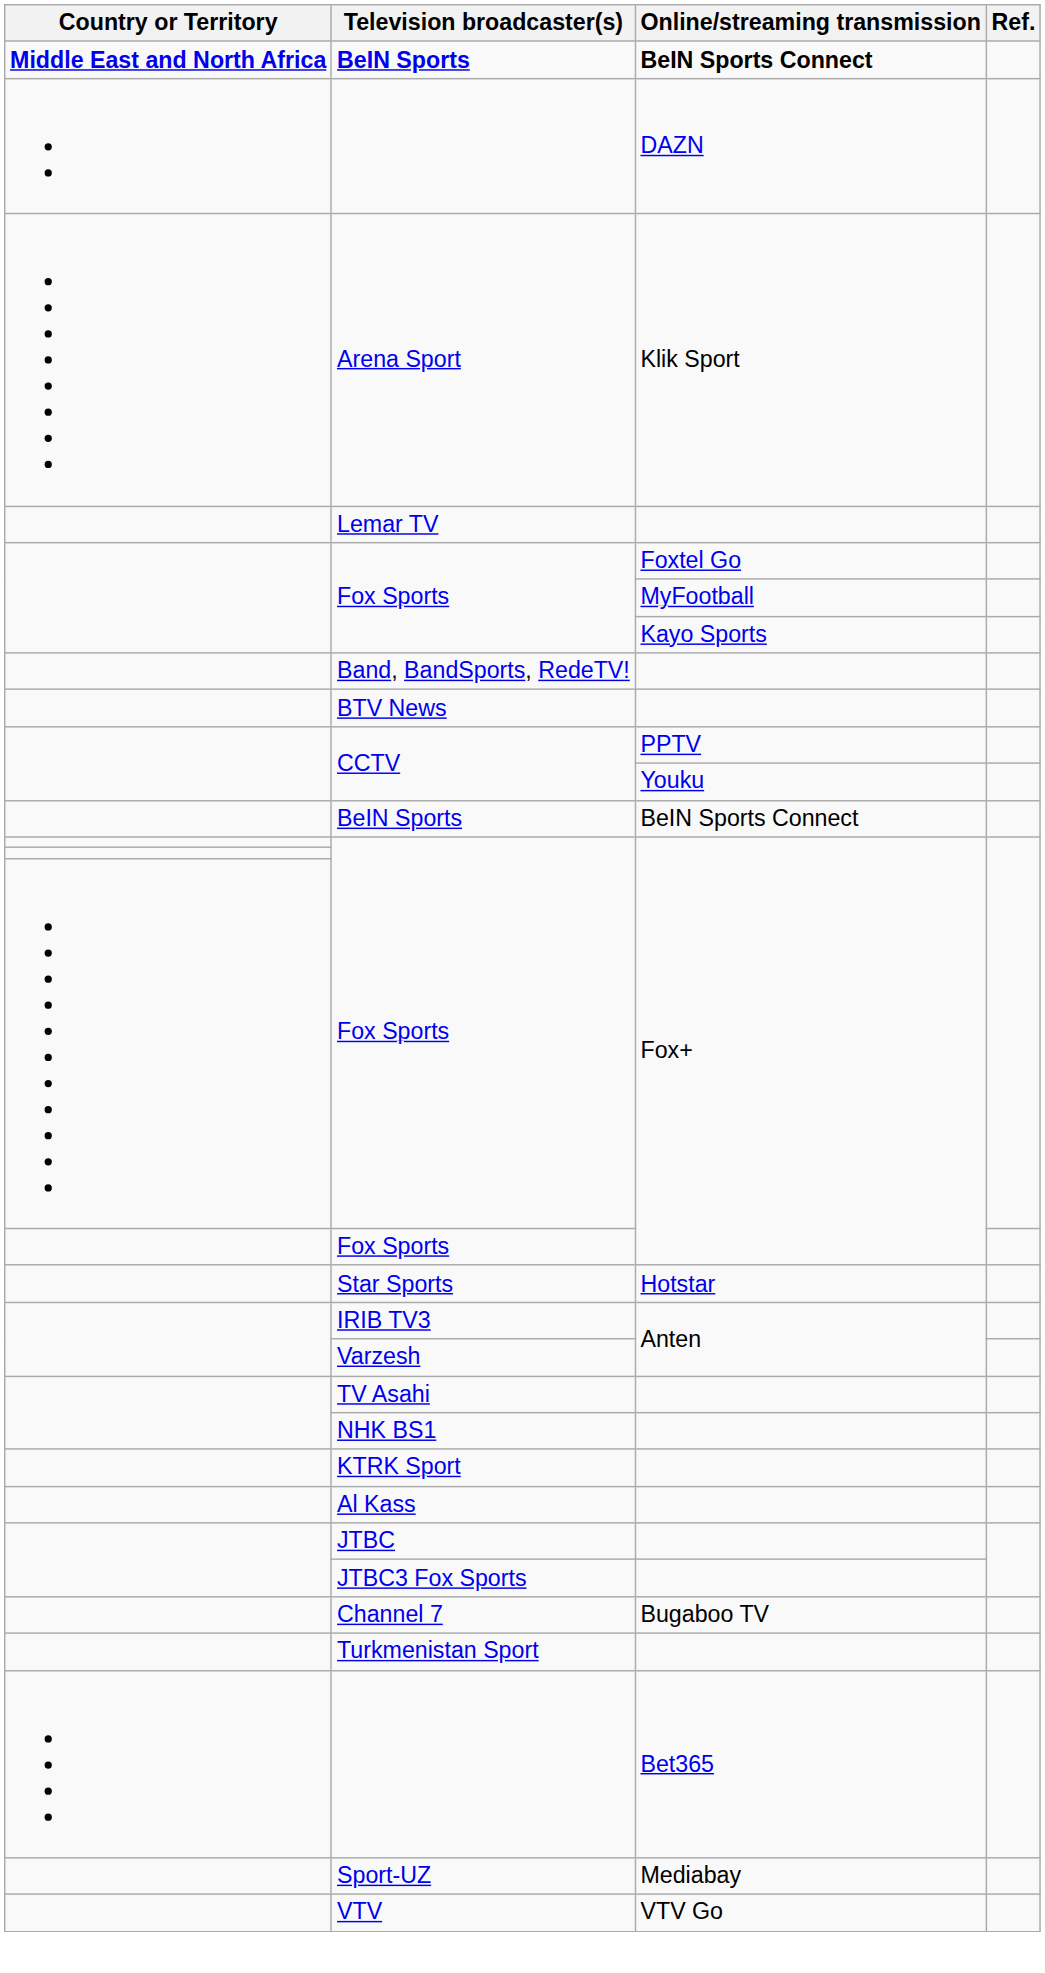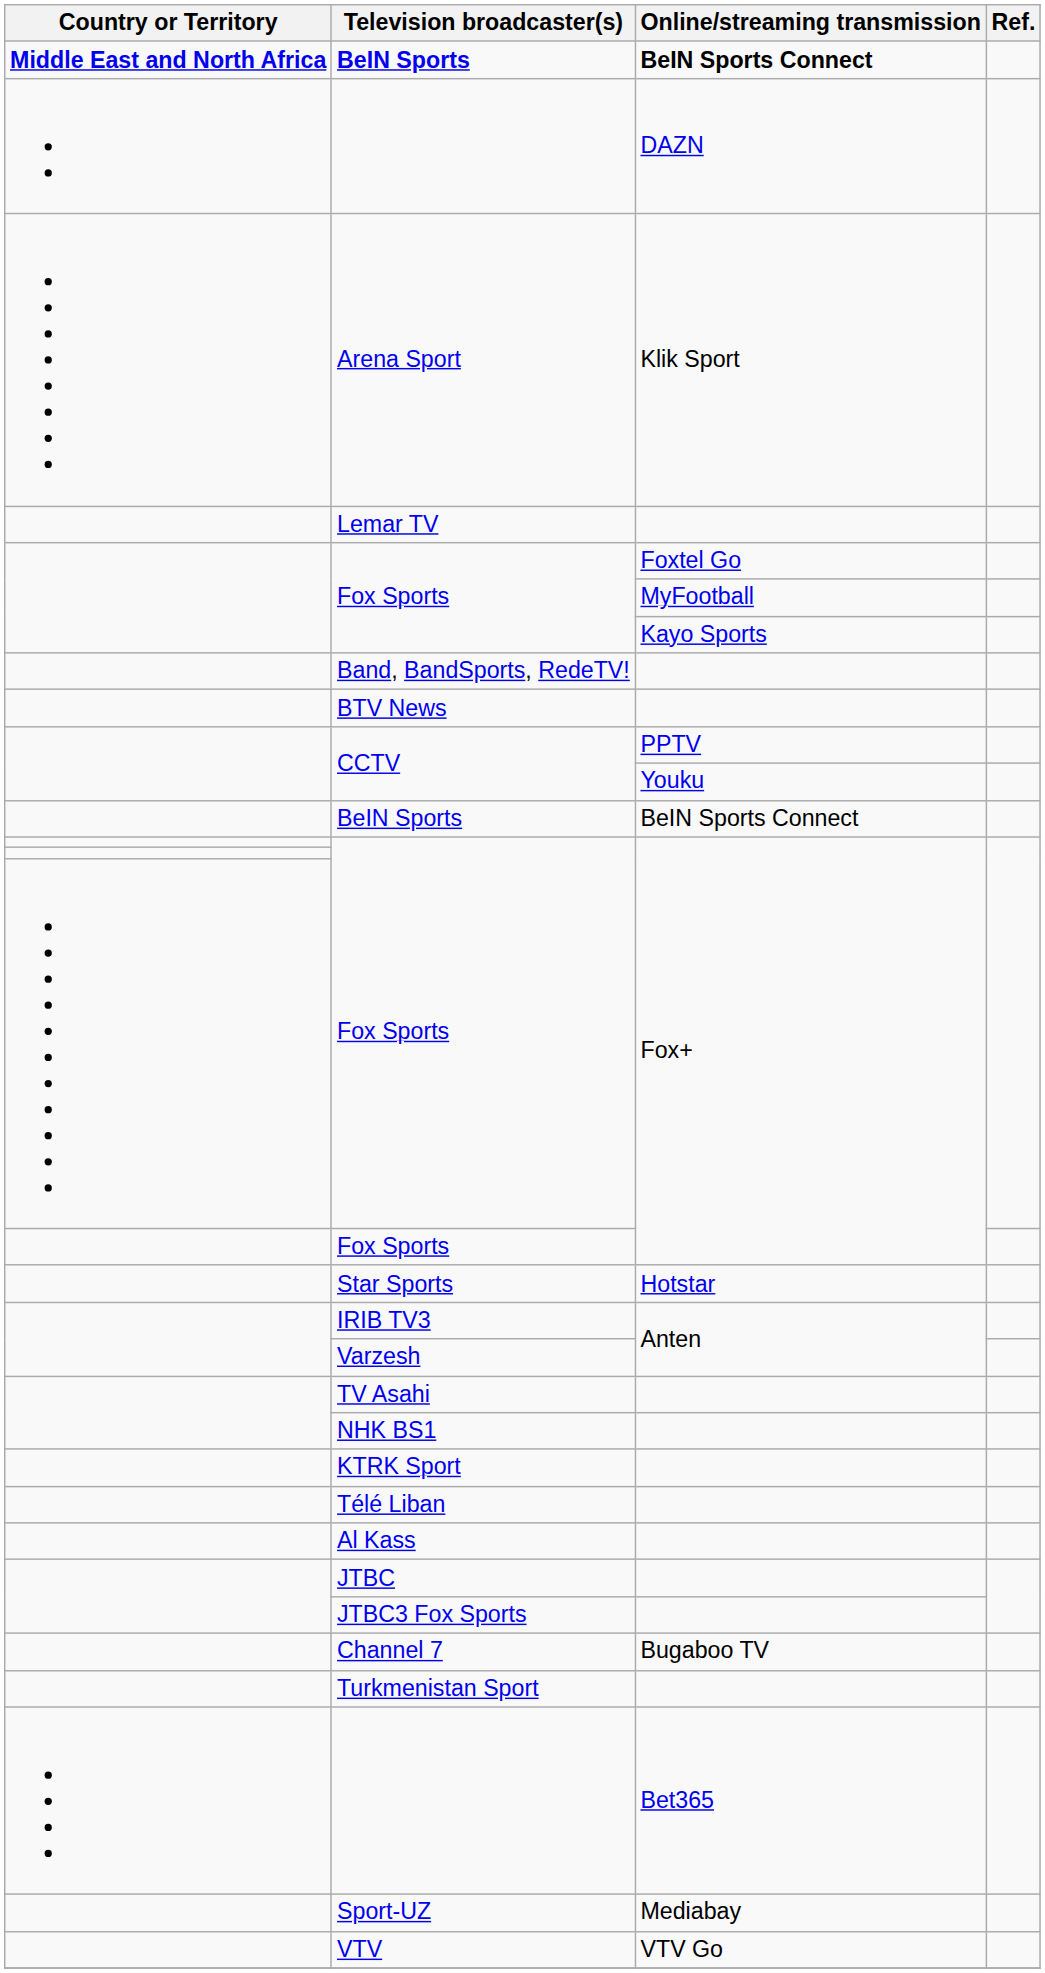+ row: (391, 1504)
